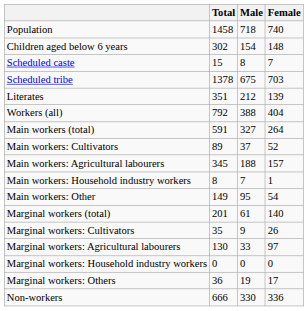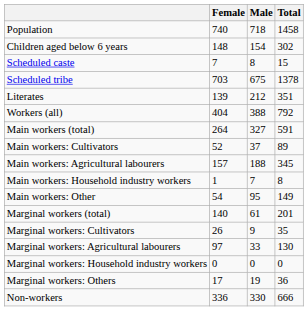columns swapped: (224, 12) <-> (284, 12)
